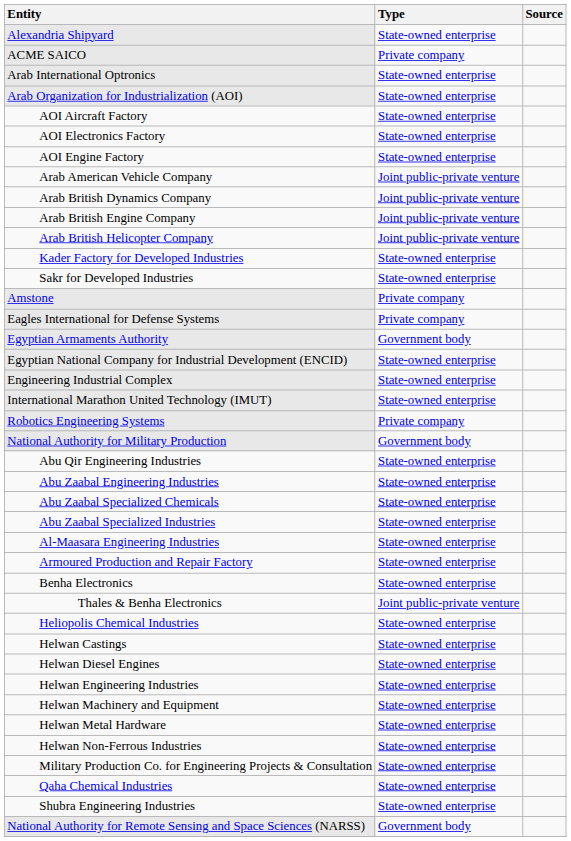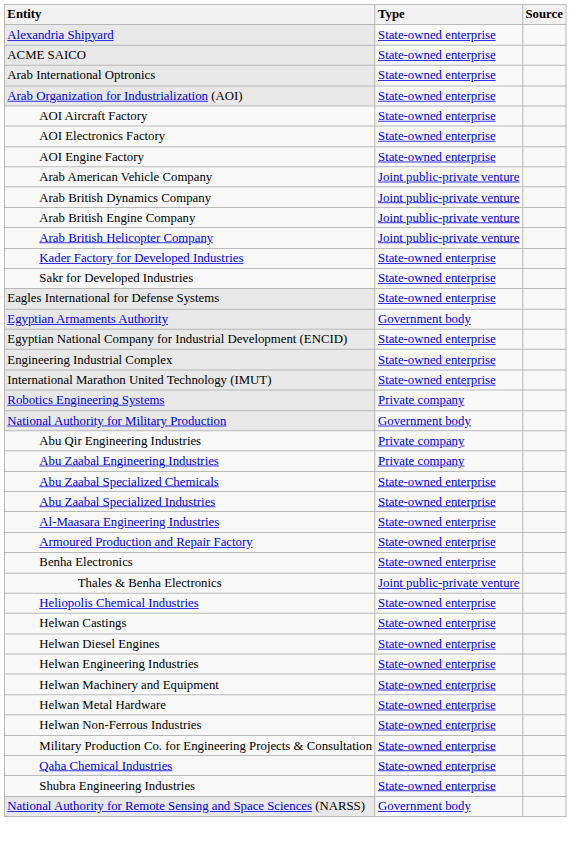(421, 55) Private company -> (437, 55) State-owned enterprise
- row: (30, 298)
(421, 319) Private company -> (437, 298) State-owned enterprise
(437, 461) State-owned enterprise -> (421, 440) Private company
(437, 481) State-owned enterprise -> (421, 461) Private company
